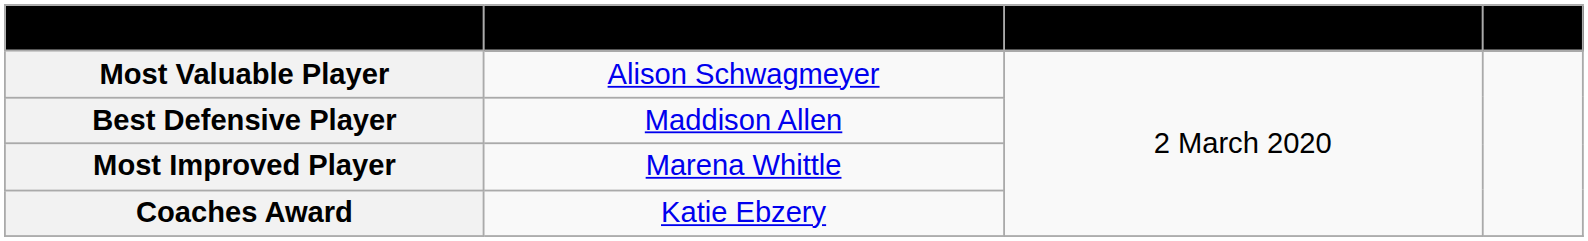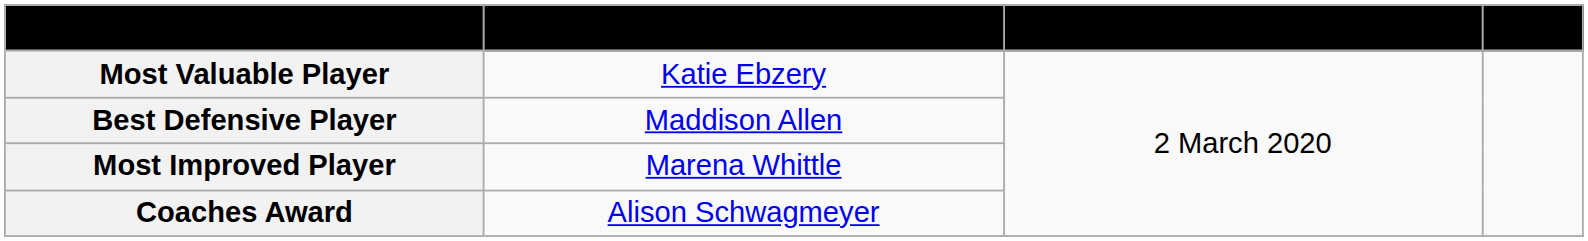(744, 73) Alison Schwagmeyer -> (744, 73) Katie Ebzery
(744, 212) Katie Ebzery -> (744, 212) Alison Schwagmeyer
